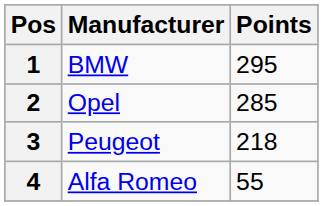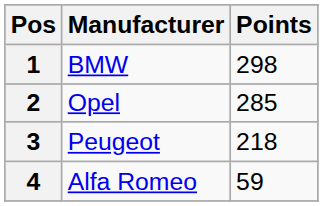(257, 64) 295 -> (257, 64) 298
(250, 181) 55 -> (250, 181) 59
